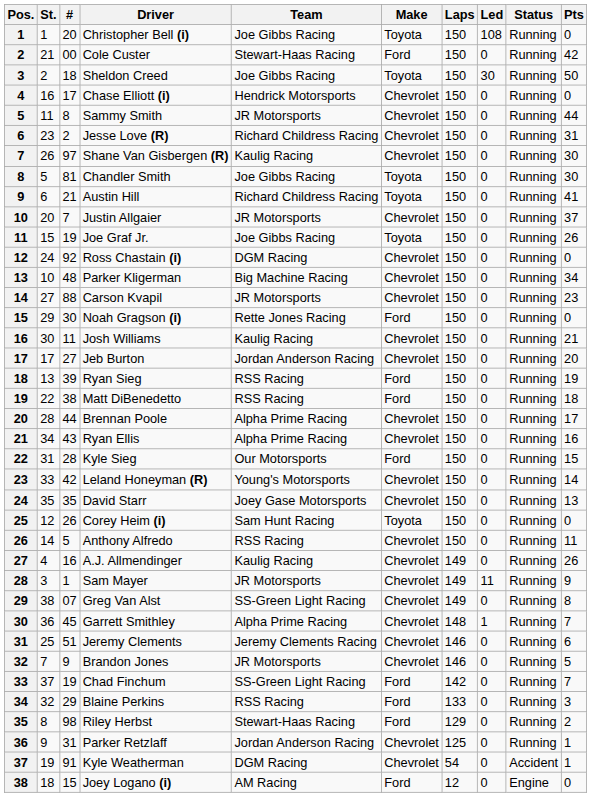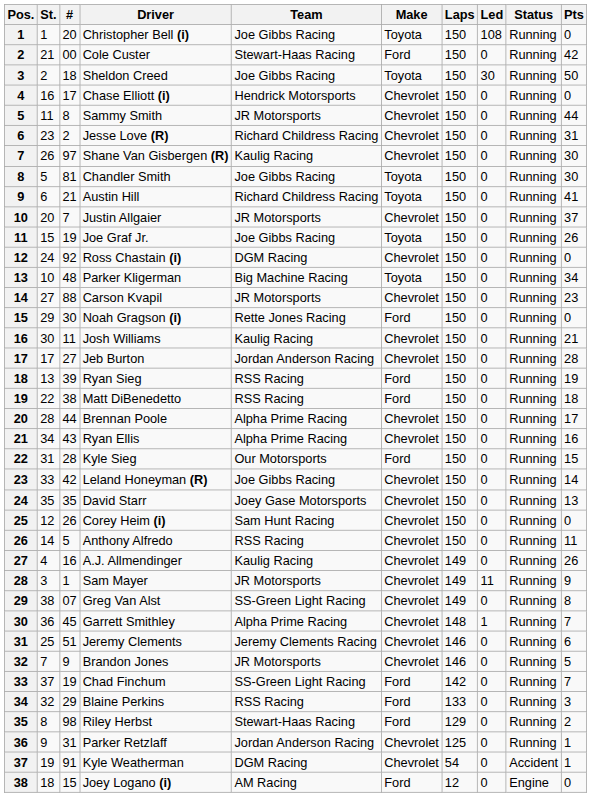(412, 277) Chevrolet -> (403, 277) Toyota
(571, 358) 20 -> (571, 358) 28
(292, 480) Young's Motorsports -> (285, 480) Joe Gibbs Racing
(403, 520) Toyota -> (412, 520) Chevrolet
